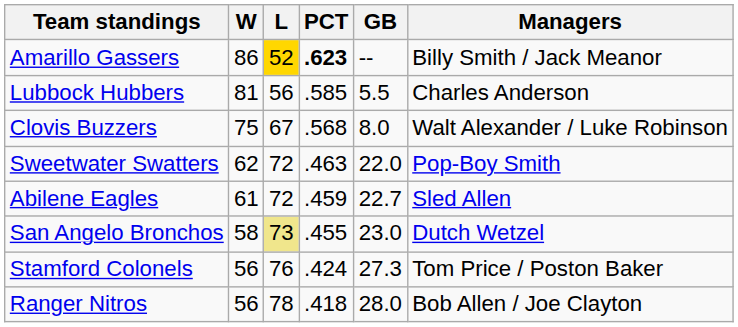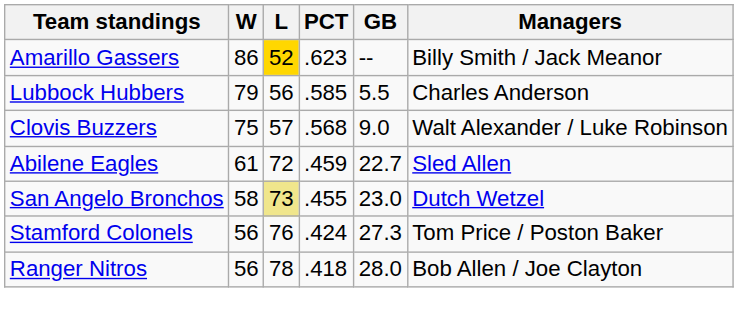(326, 57) bold -> (326, 57) normal
(246, 92) 81 -> (246, 92) 79
(281, 127) 67 -> (281, 127) 57
(374, 127) 8.0 -> (374, 127) 9.0
- row: (114, 163)
